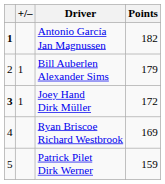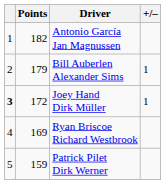columns swapped: (25, 13) <-> (143, 13)
(10, 38) bold -> (10, 38) normal
